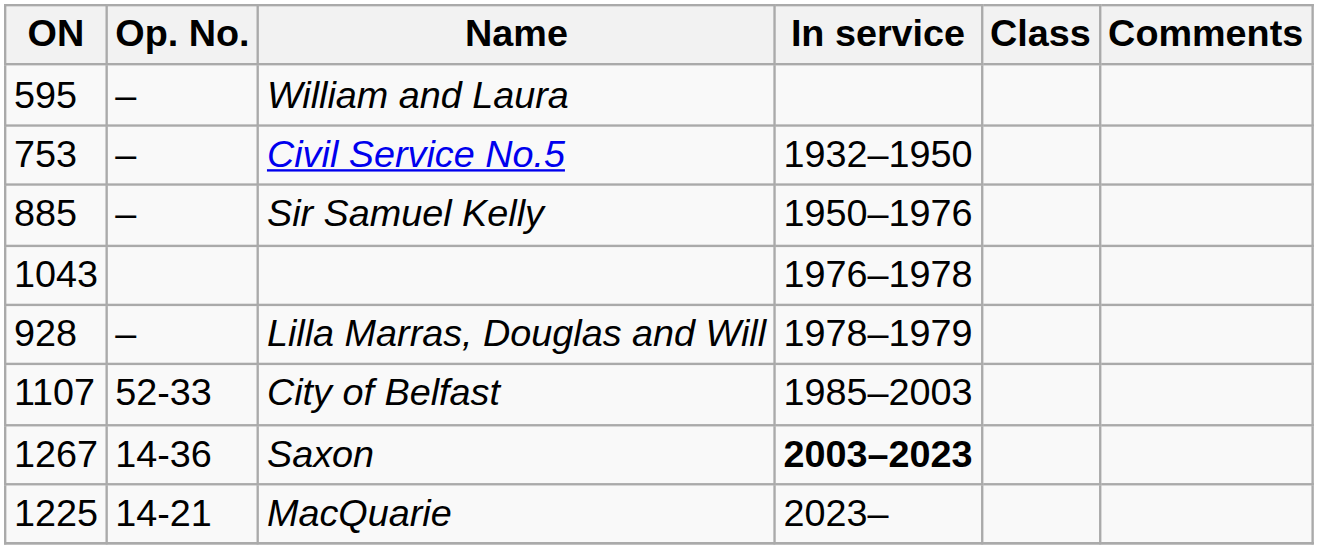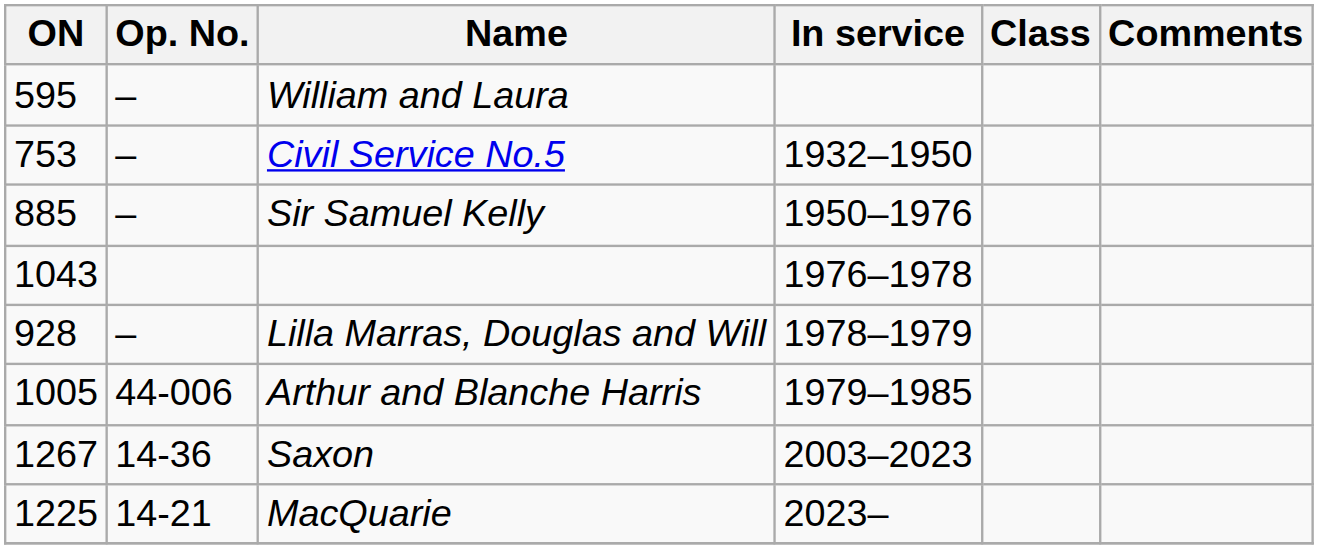+ row: (56, 393)
- row: (54, 393)
(878, 453) bold -> (878, 453) normal
